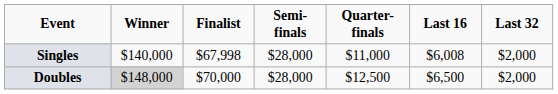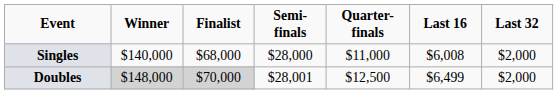(218, 55) $67,998 -> (218, 55) $68,000
(218, 78) no background -> (218, 78) lightgrey background
(290, 78) $28,000 -> (290, 78) $28,001
(445, 78) $6,500 -> (445, 78) $6,499
